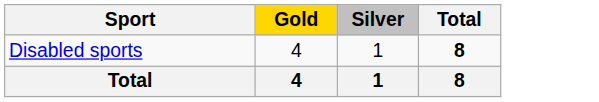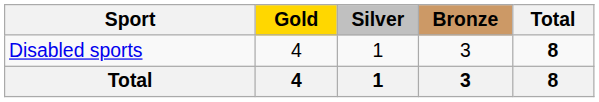+ column: (465, 19)
